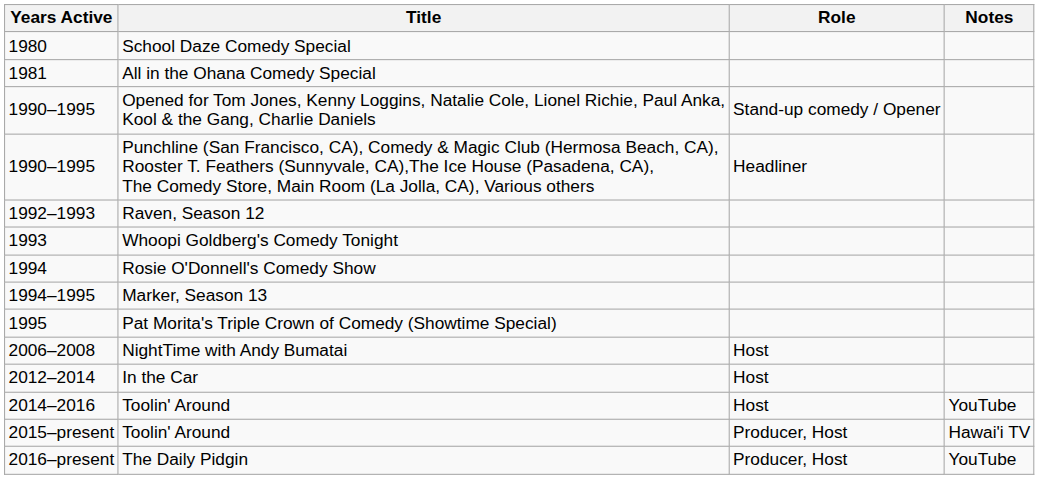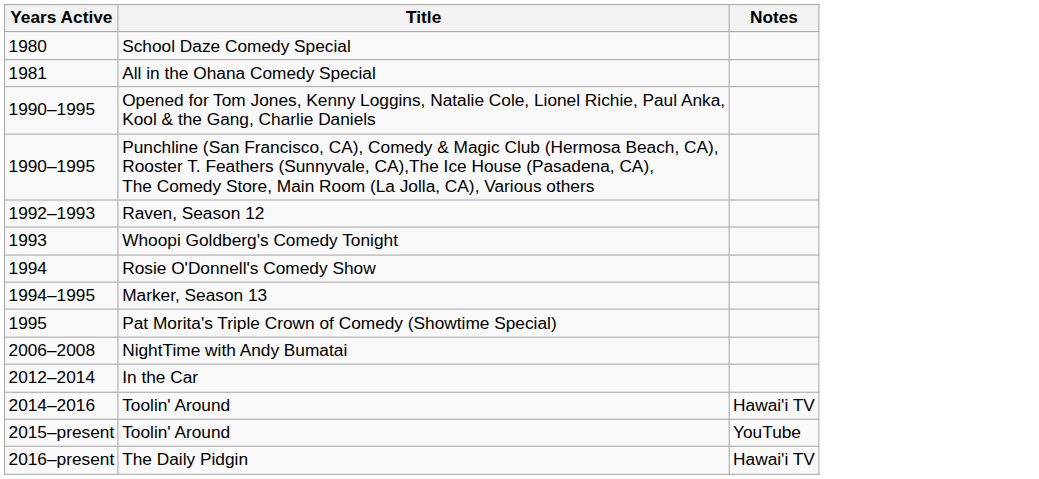- column: (837, 18)
(982, 405) YouTube -> (774, 405) Hawai'i TV
(989, 432) Hawai'i TV -> (767, 432) YouTube
(982, 460) YouTube -> (774, 460) Hawai'i TV
